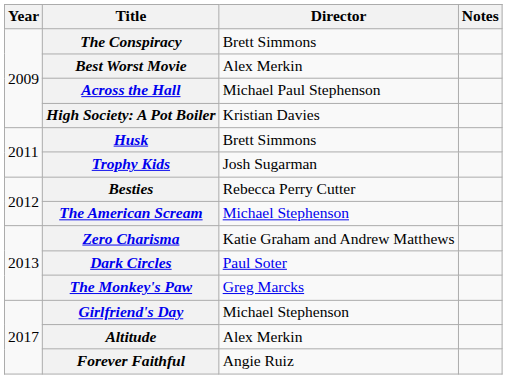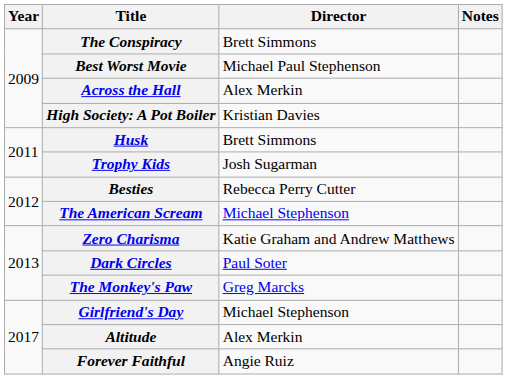(263, 66) Alex Merkin -> (302, 66) Michael Paul Stephenson
(302, 90) Michael Paul Stephenson -> (263, 90) Alex Merkin
